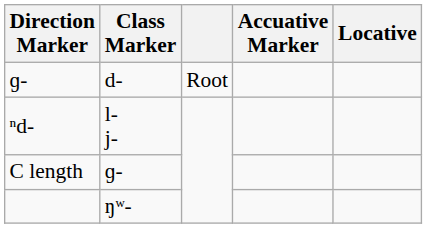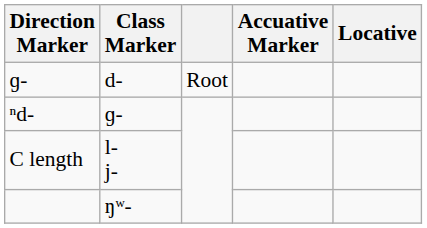(111, 125) l- j- -> (114, 113) ɡ-
(114, 171) ɡ- -> (111, 159) l- j-
